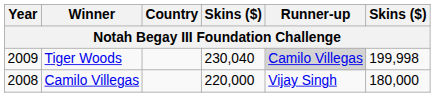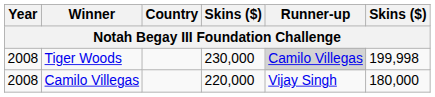(23, 59) 2009 -> (23, 59) 2008
(229, 59) 230,040 -> (229, 59) 230,000
